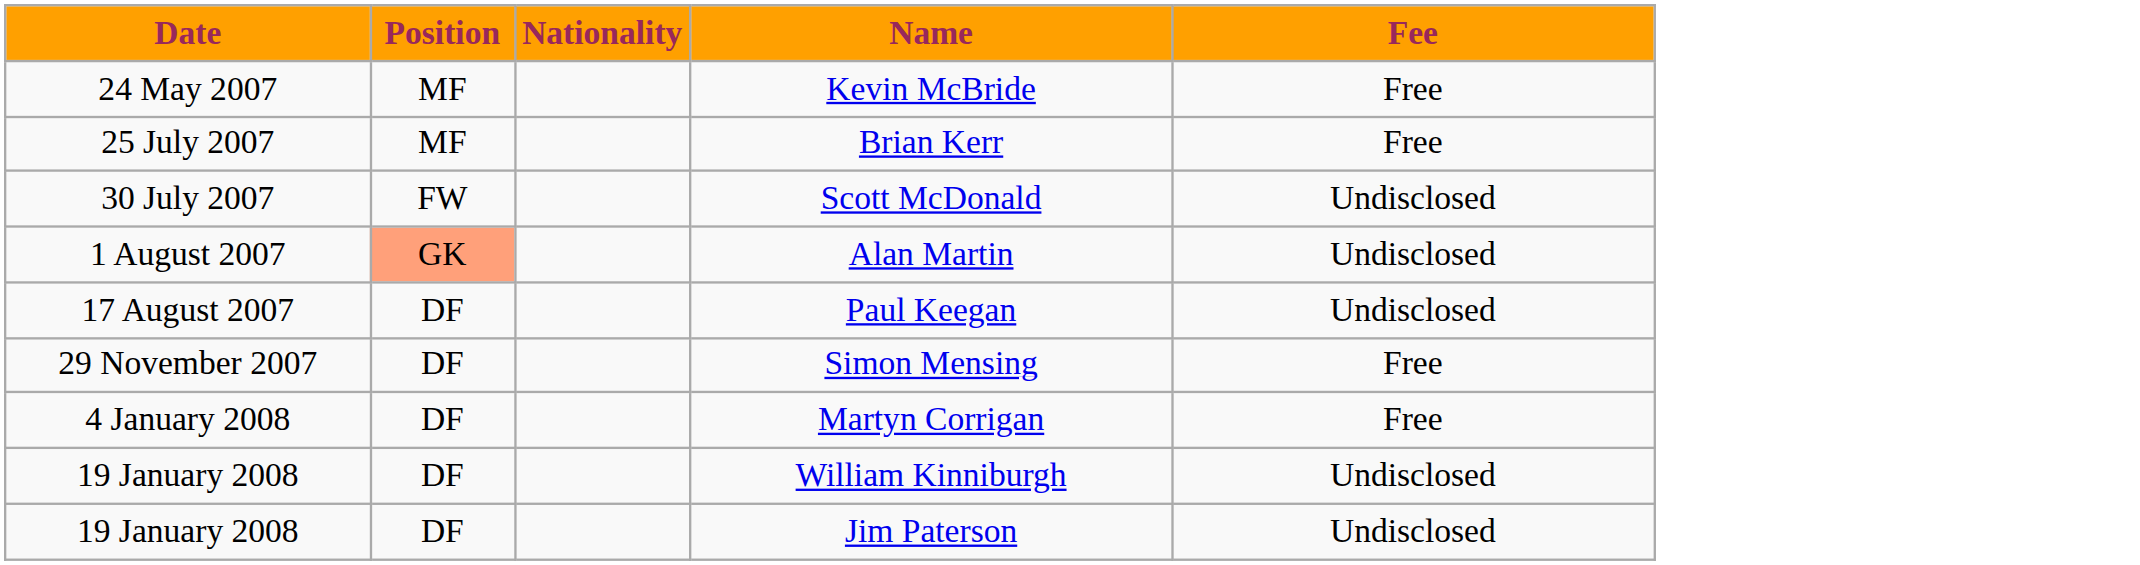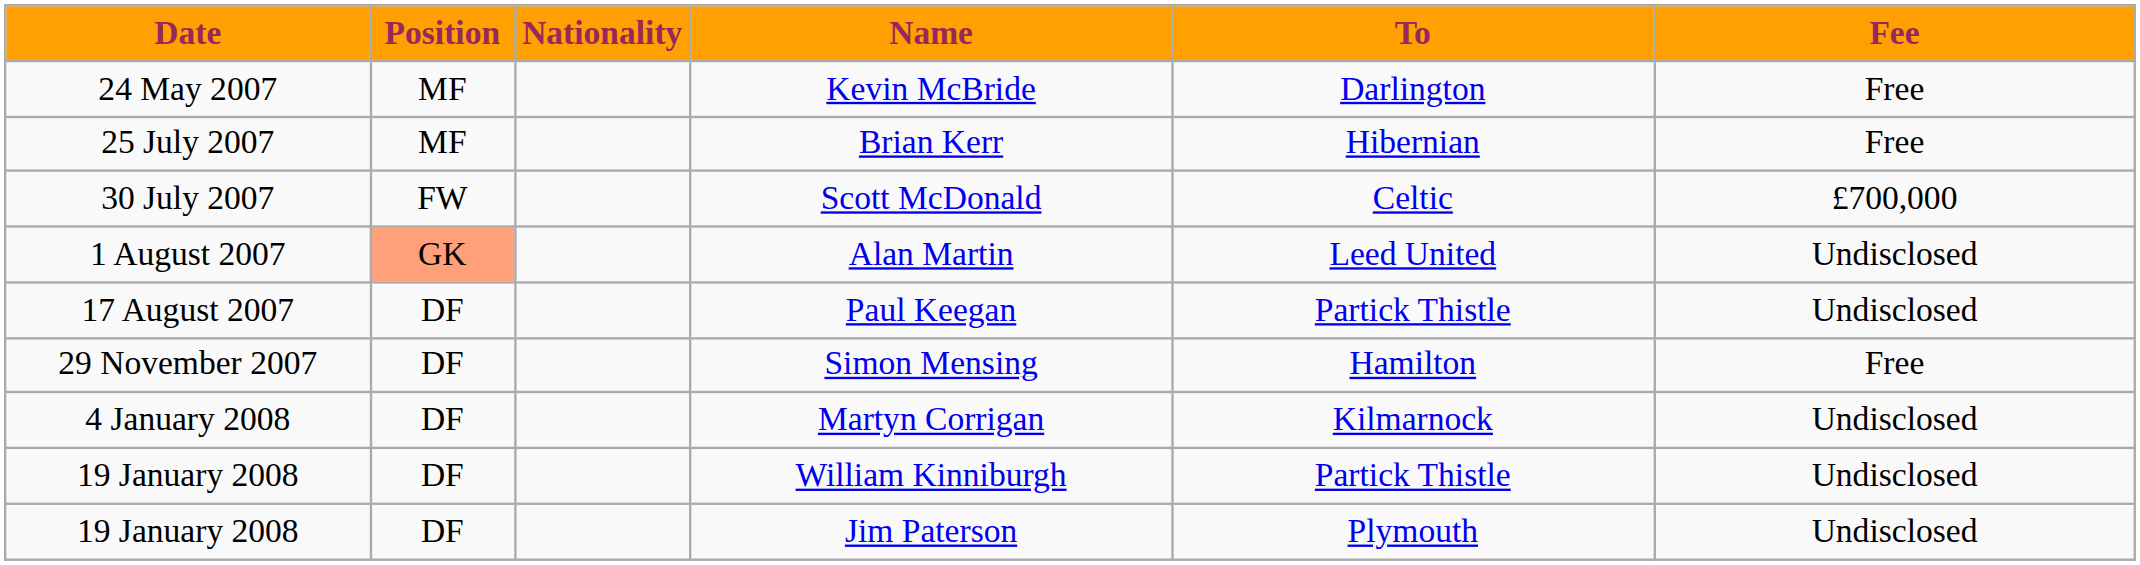+ column: (1413, 32)
(1413, 198) Undisclosed -> (1895, 198) £700,000
(1413, 419) Free -> (1895, 419) Undisclosed
